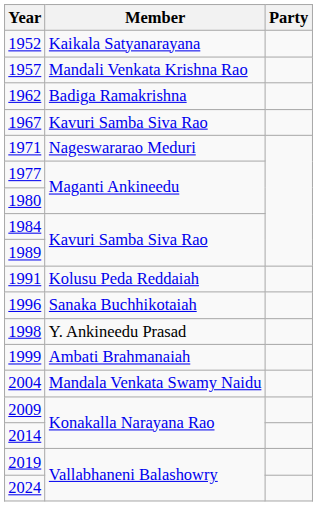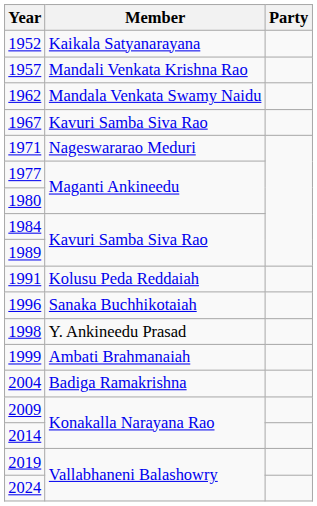(118, 95) Badiga Ramakrishna -> (155, 95) Mandala Venkata Swamy Naidu
(155, 383) Mandala Venkata Swamy Naidu -> (118, 383) Badiga Ramakrishna
